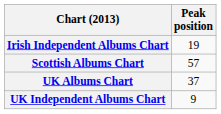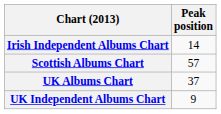(193, 44) 19 -> (193, 44) 14
